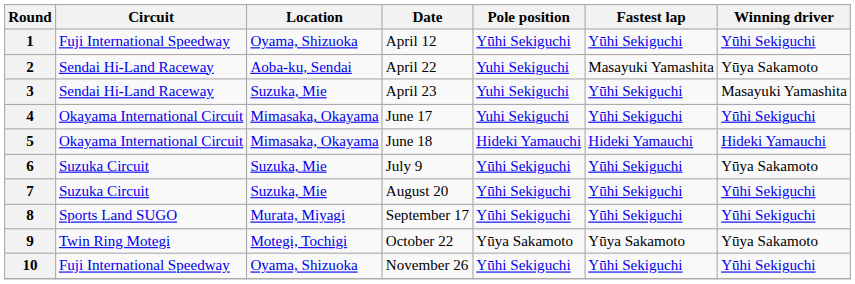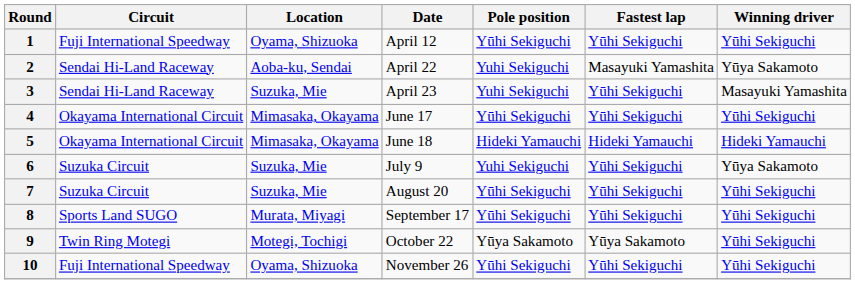(523, 116) Yuhi Sekiguchi -> (523, 116) Yūhi Sekiguchi
(523, 165) Yūhi Sekiguchi -> (523, 165) Yuhi Sekiguchi
(770, 240) Yūya Sakamoto -> (768, 240) Yūhi Sekiguchi
